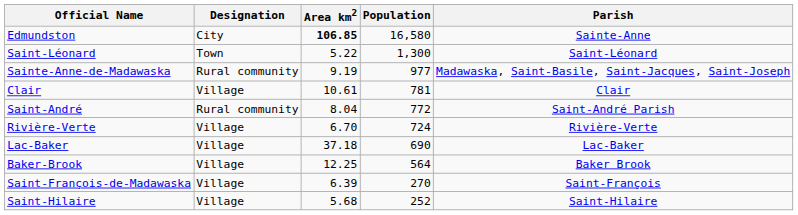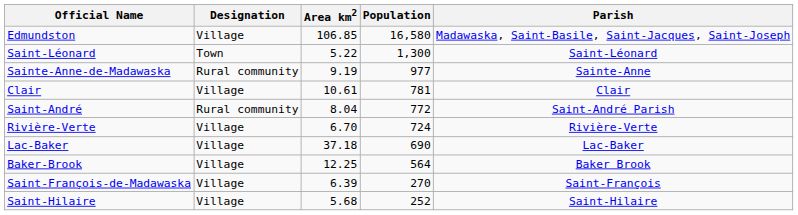(210, 35) City -> (220, 35) Village
(337, 35) bold -> (337, 35) normal
(613, 35) Sainte-Anne -> (613, 35) Madawaska, Saint-Basile, Saint-Jacques, Saint-Joseph
(613, 72) Madawaska, Saint-Basile, Saint-Jacques, Saint-Joseph -> (613, 72) Sainte-Anne
